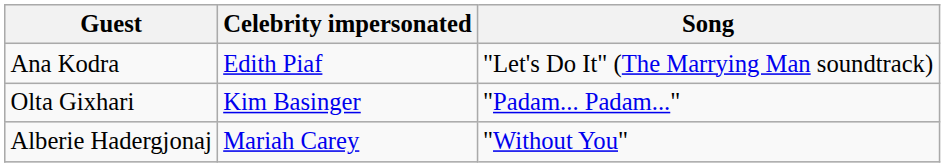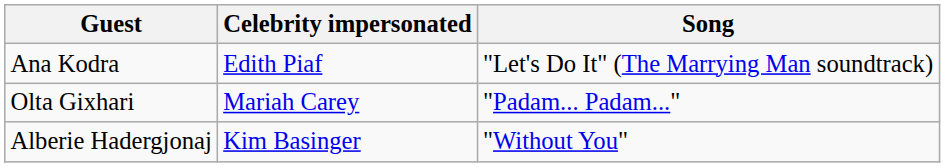(292, 102) Kim Basinger -> (291, 102) Mariah Carey
(291, 141) Mariah Carey -> (292, 141) Kim Basinger
